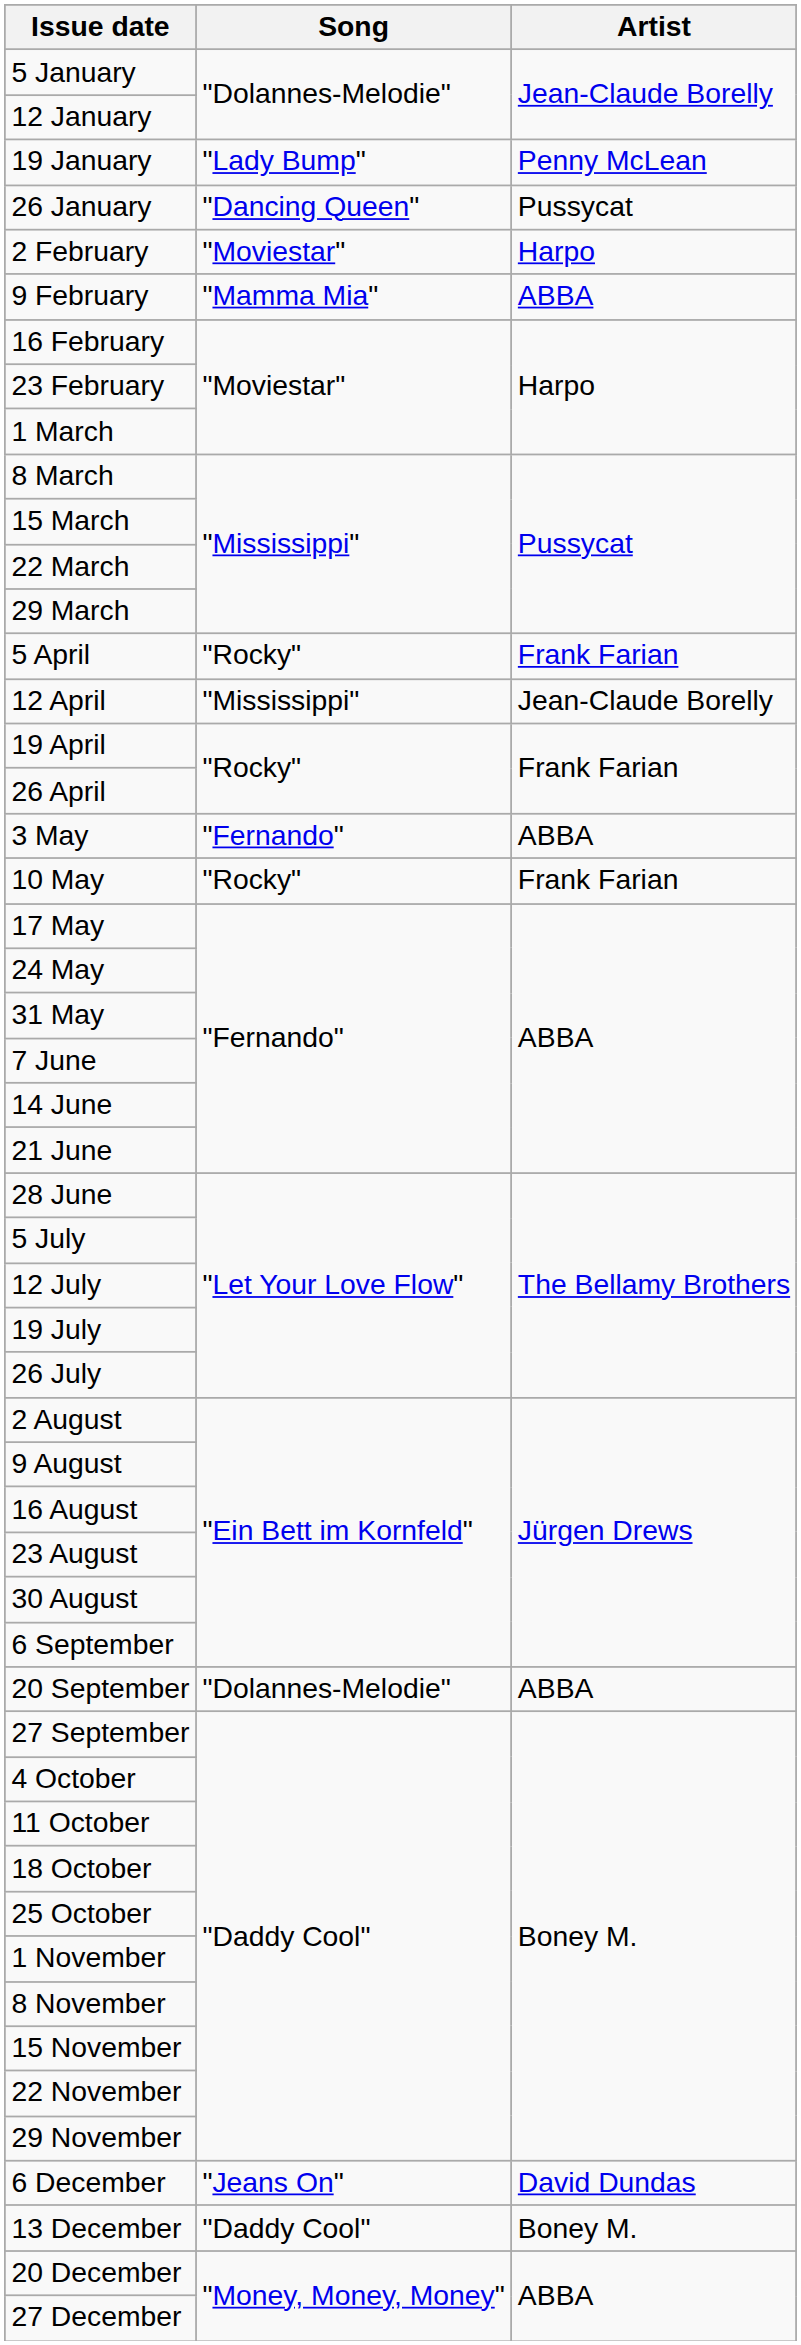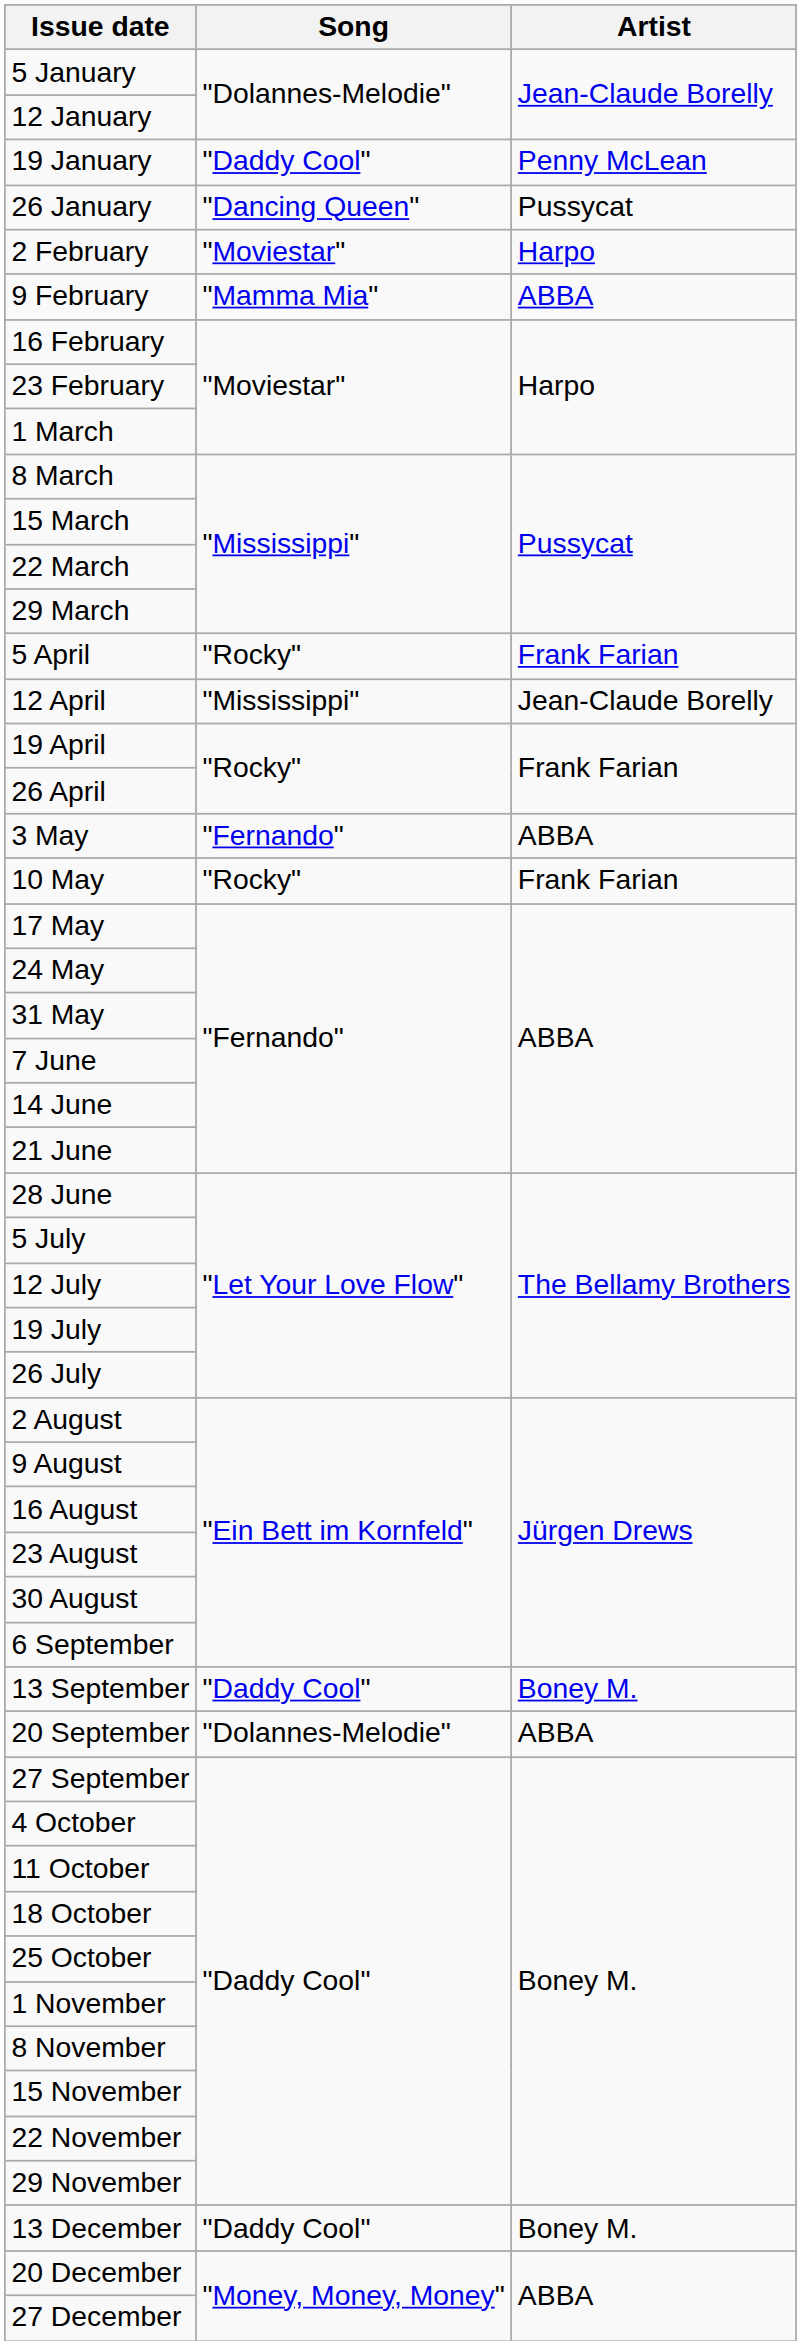(284, 161) "Lady Bump" -> (286, 161) "Daddy Cool"
+ row: (100, 1688)
- row: (89, 2182)
